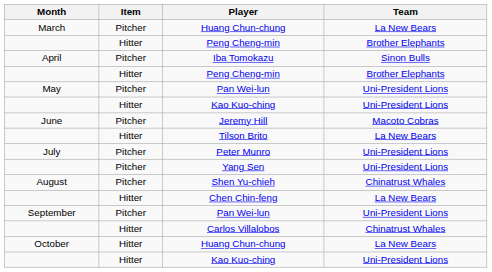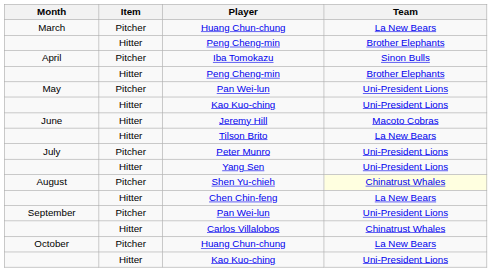(131, 120) Pitcher -> (131, 120) Hitter
(131, 167) Pitcher -> (131, 167) Hitter
(405, 182) no background -> (405, 182) lightyellow background
(131, 244) Hitter -> (131, 244) Pitcher
